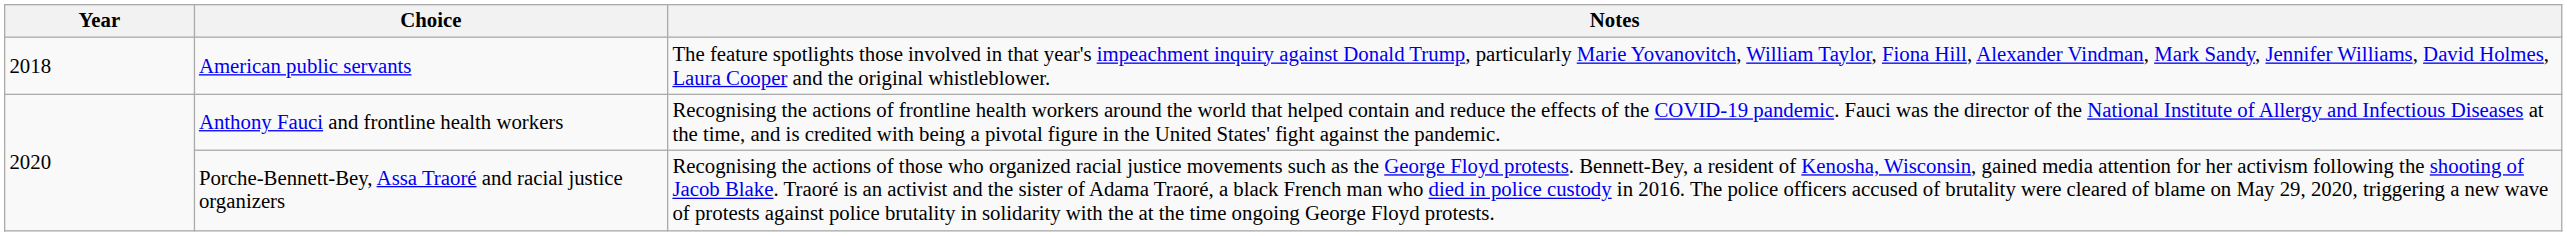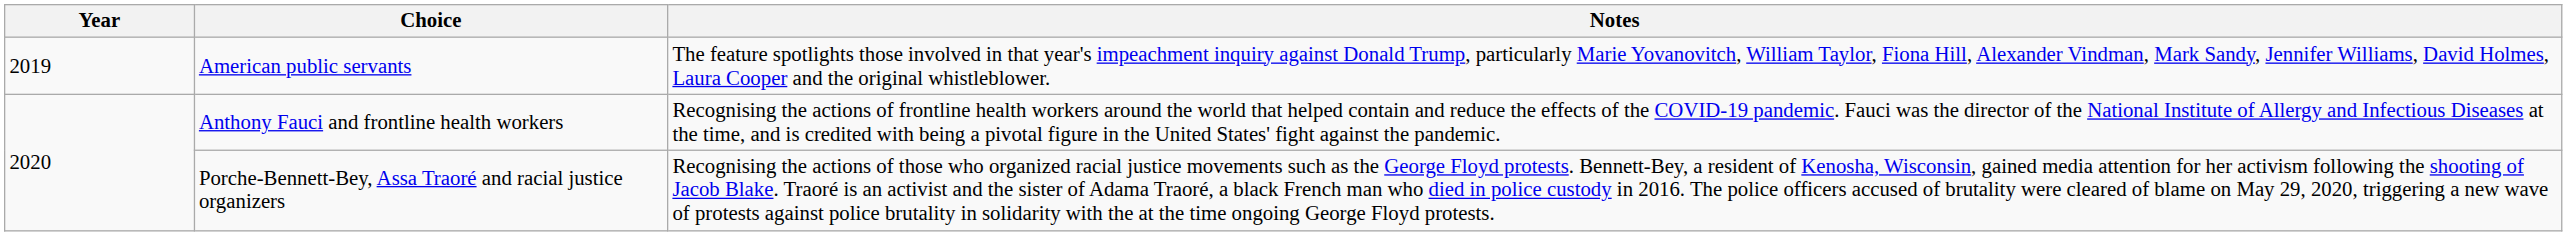(30, 65) 2018 -> (30, 65) 2019
